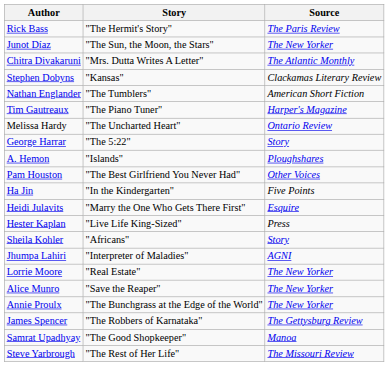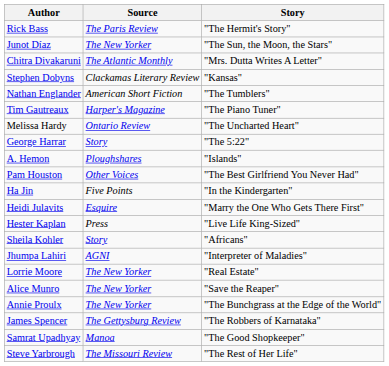columns swapped: (174, 12) <-> (324, 12)
